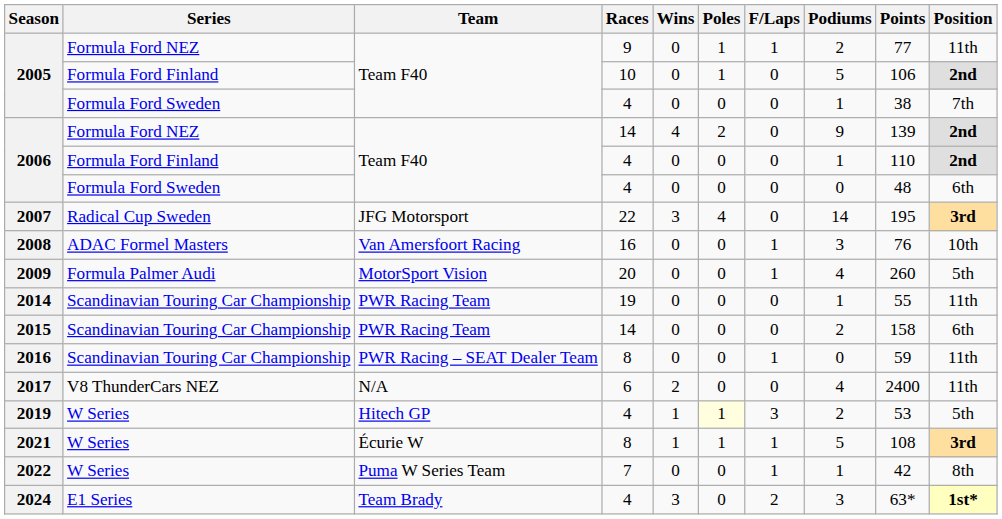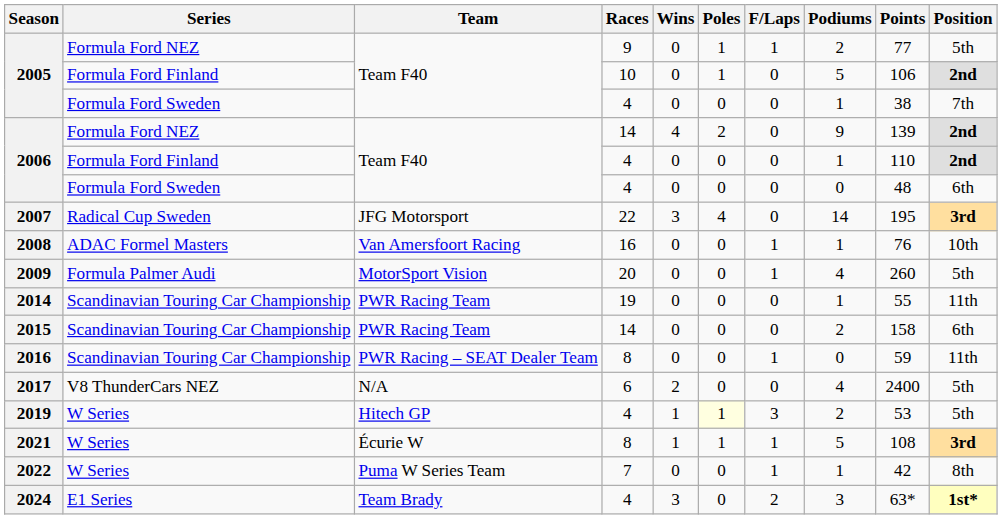(963, 47) 11th -> (963, 47) 5th
(840, 245) 3 -> (840, 245) 1
(963, 386) 11th -> (963, 386) 5th
